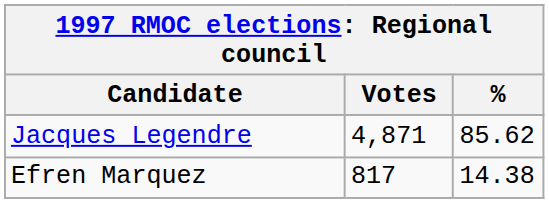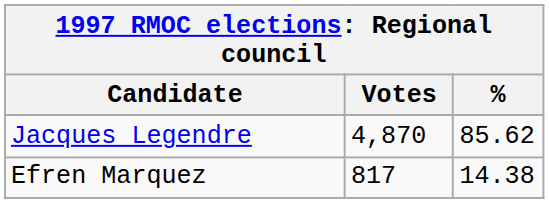(389, 136) 4,871 -> (389, 136) 4,870
